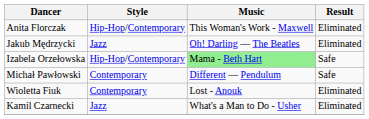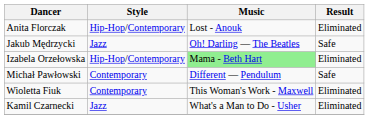(251, 28) This Woman's Work - Maxwell -> (216, 28) Lost - Anouk
(340, 43) Eliminated -> (327, 43) Safe
(327, 59) Safe -> (340, 59) Eliminated
(216, 91) Lost - Anouk -> (251, 91) This Woman's Work - Maxwell
